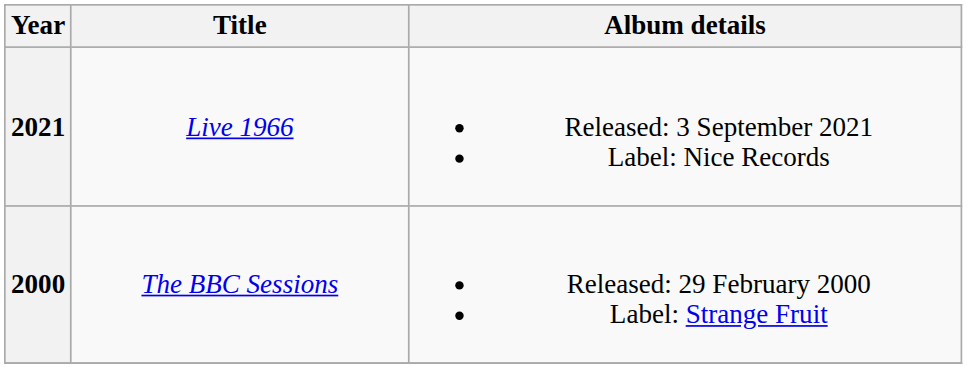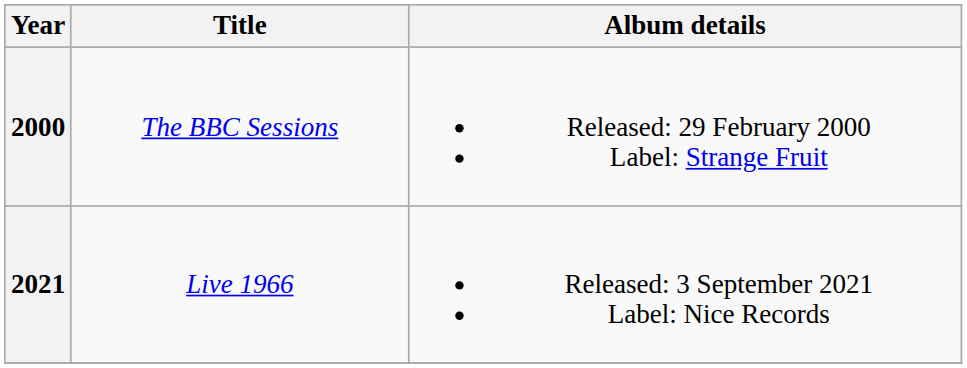rows swapped: (38, 284) <-> (38, 126)
